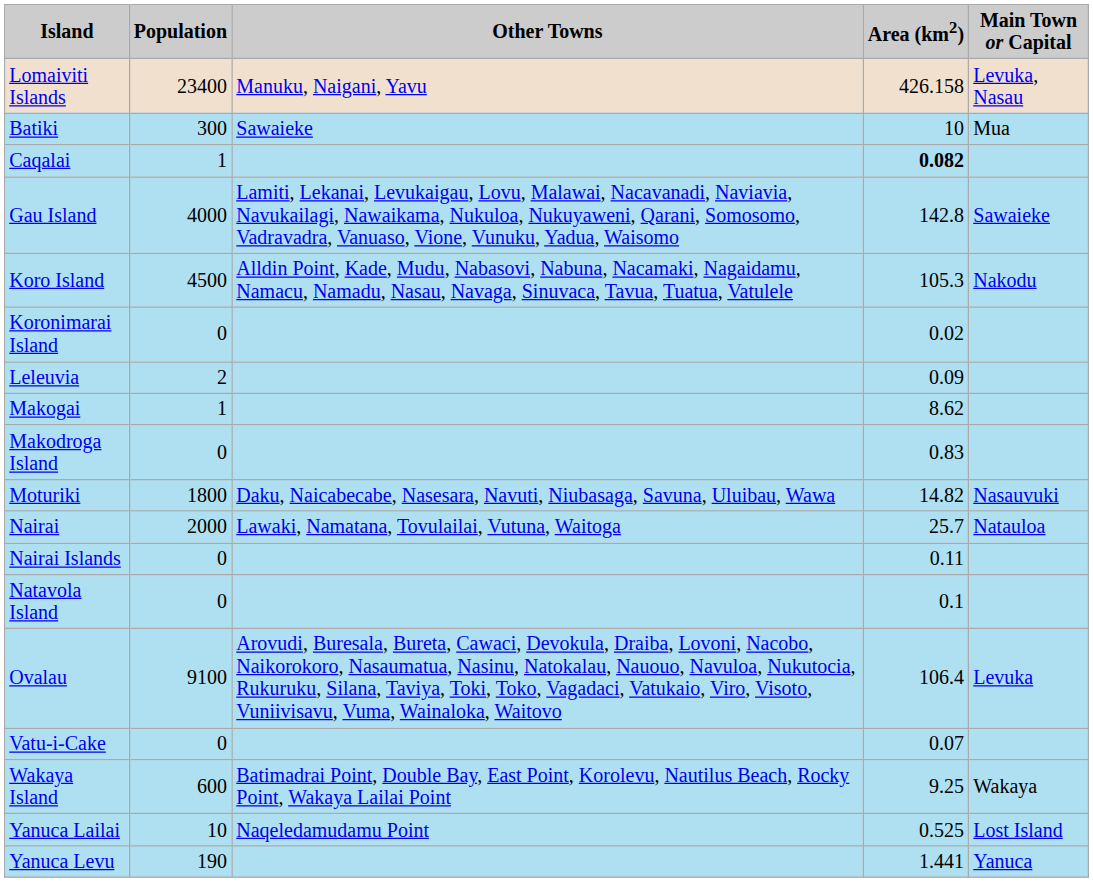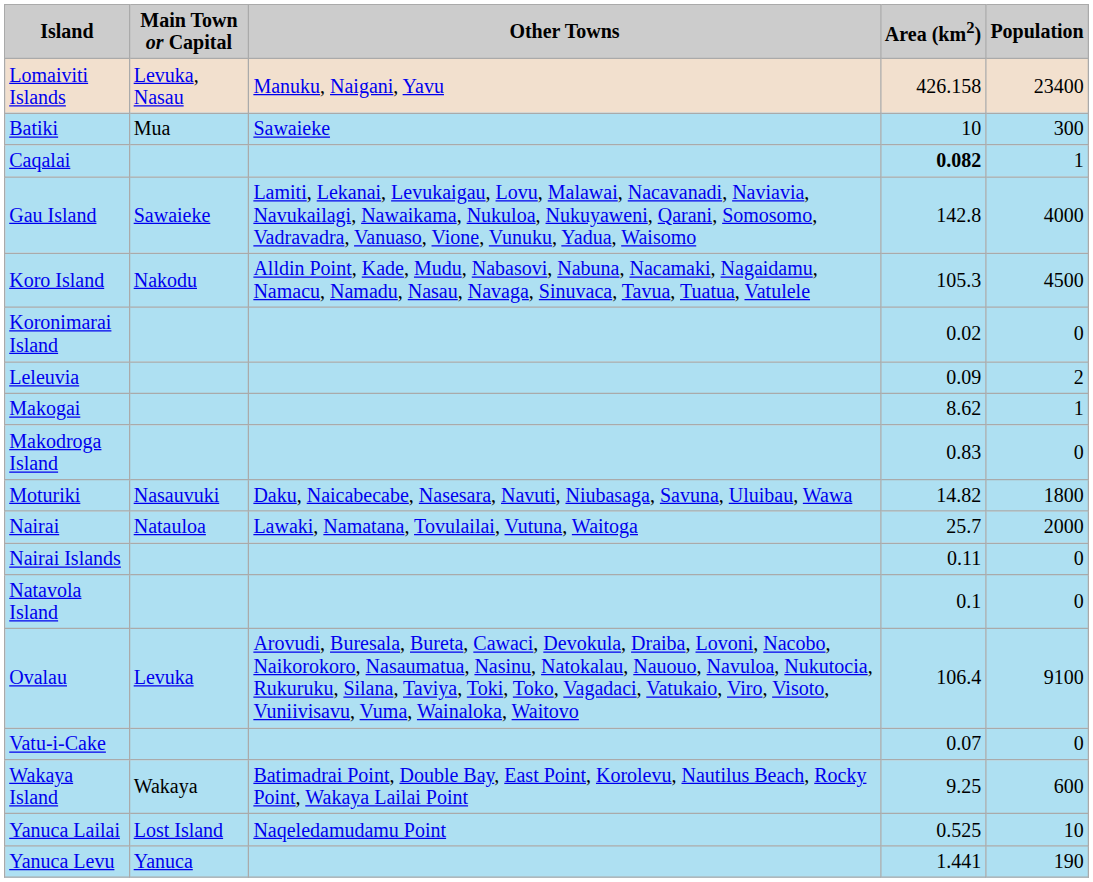columns swapped: (1029, 31) <-> (180, 31)
